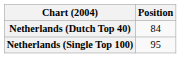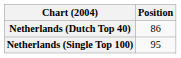(156, 28) 84 -> (156, 28) 86
